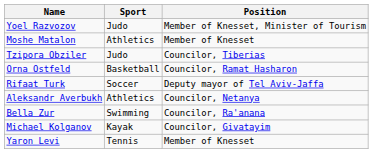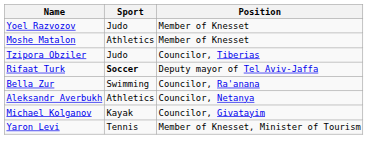(265, 26) Member of Knesset, Minister of Tourism -> (204, 26) Member of Knesset
- row: (38, 69)
(122, 84) normal -> (122, 69) bold
rows swapped: (54, 98) <-> (30, 112)
(209, 141) Member of Knesset -> (260, 127) Member of Knesset, Minister of Tourism
